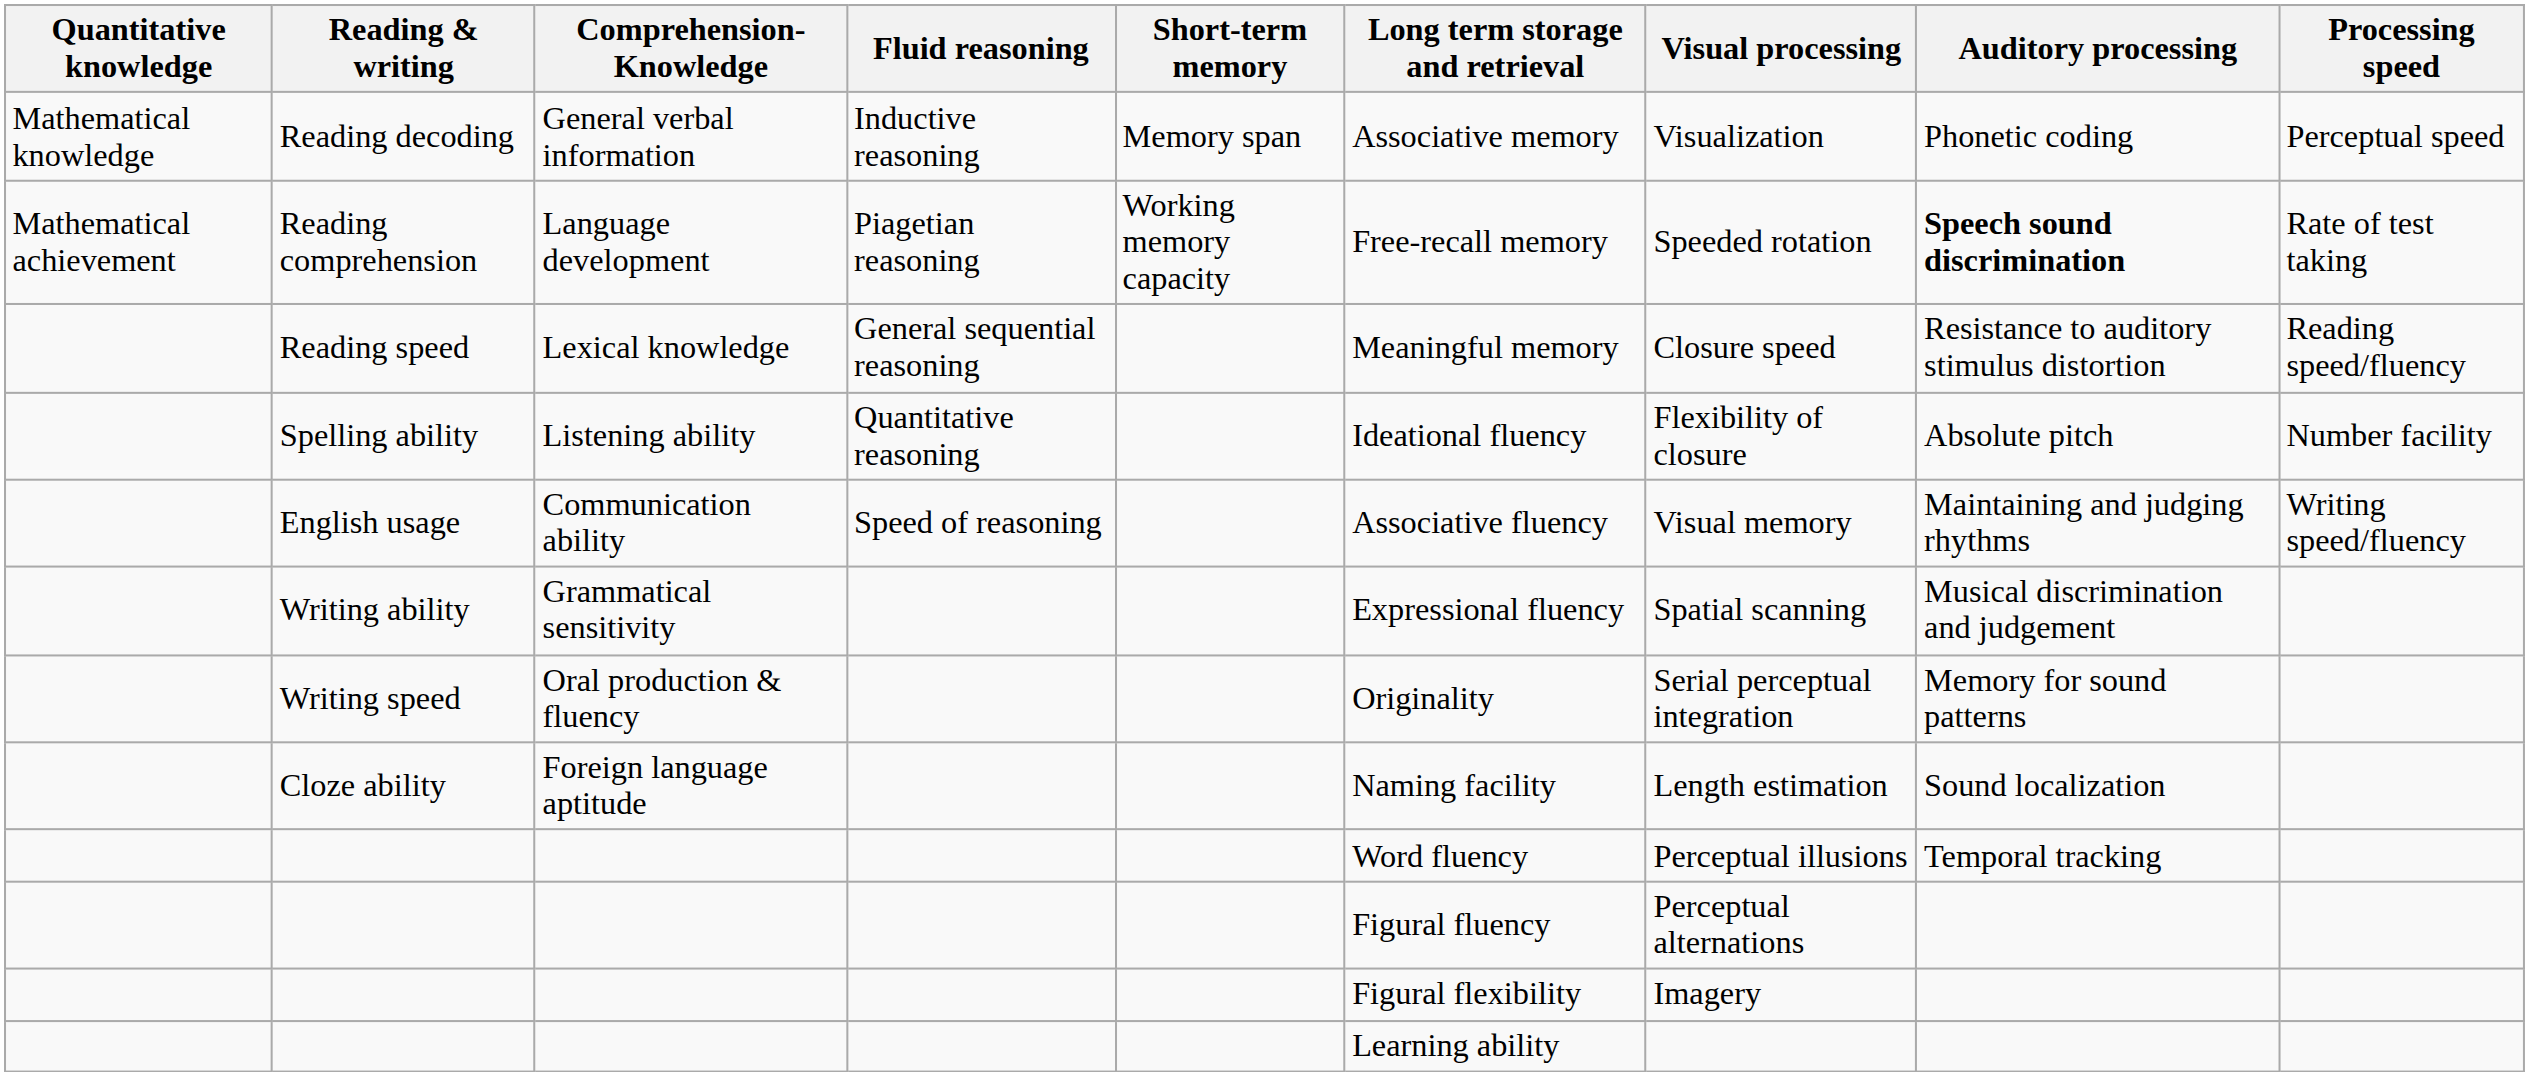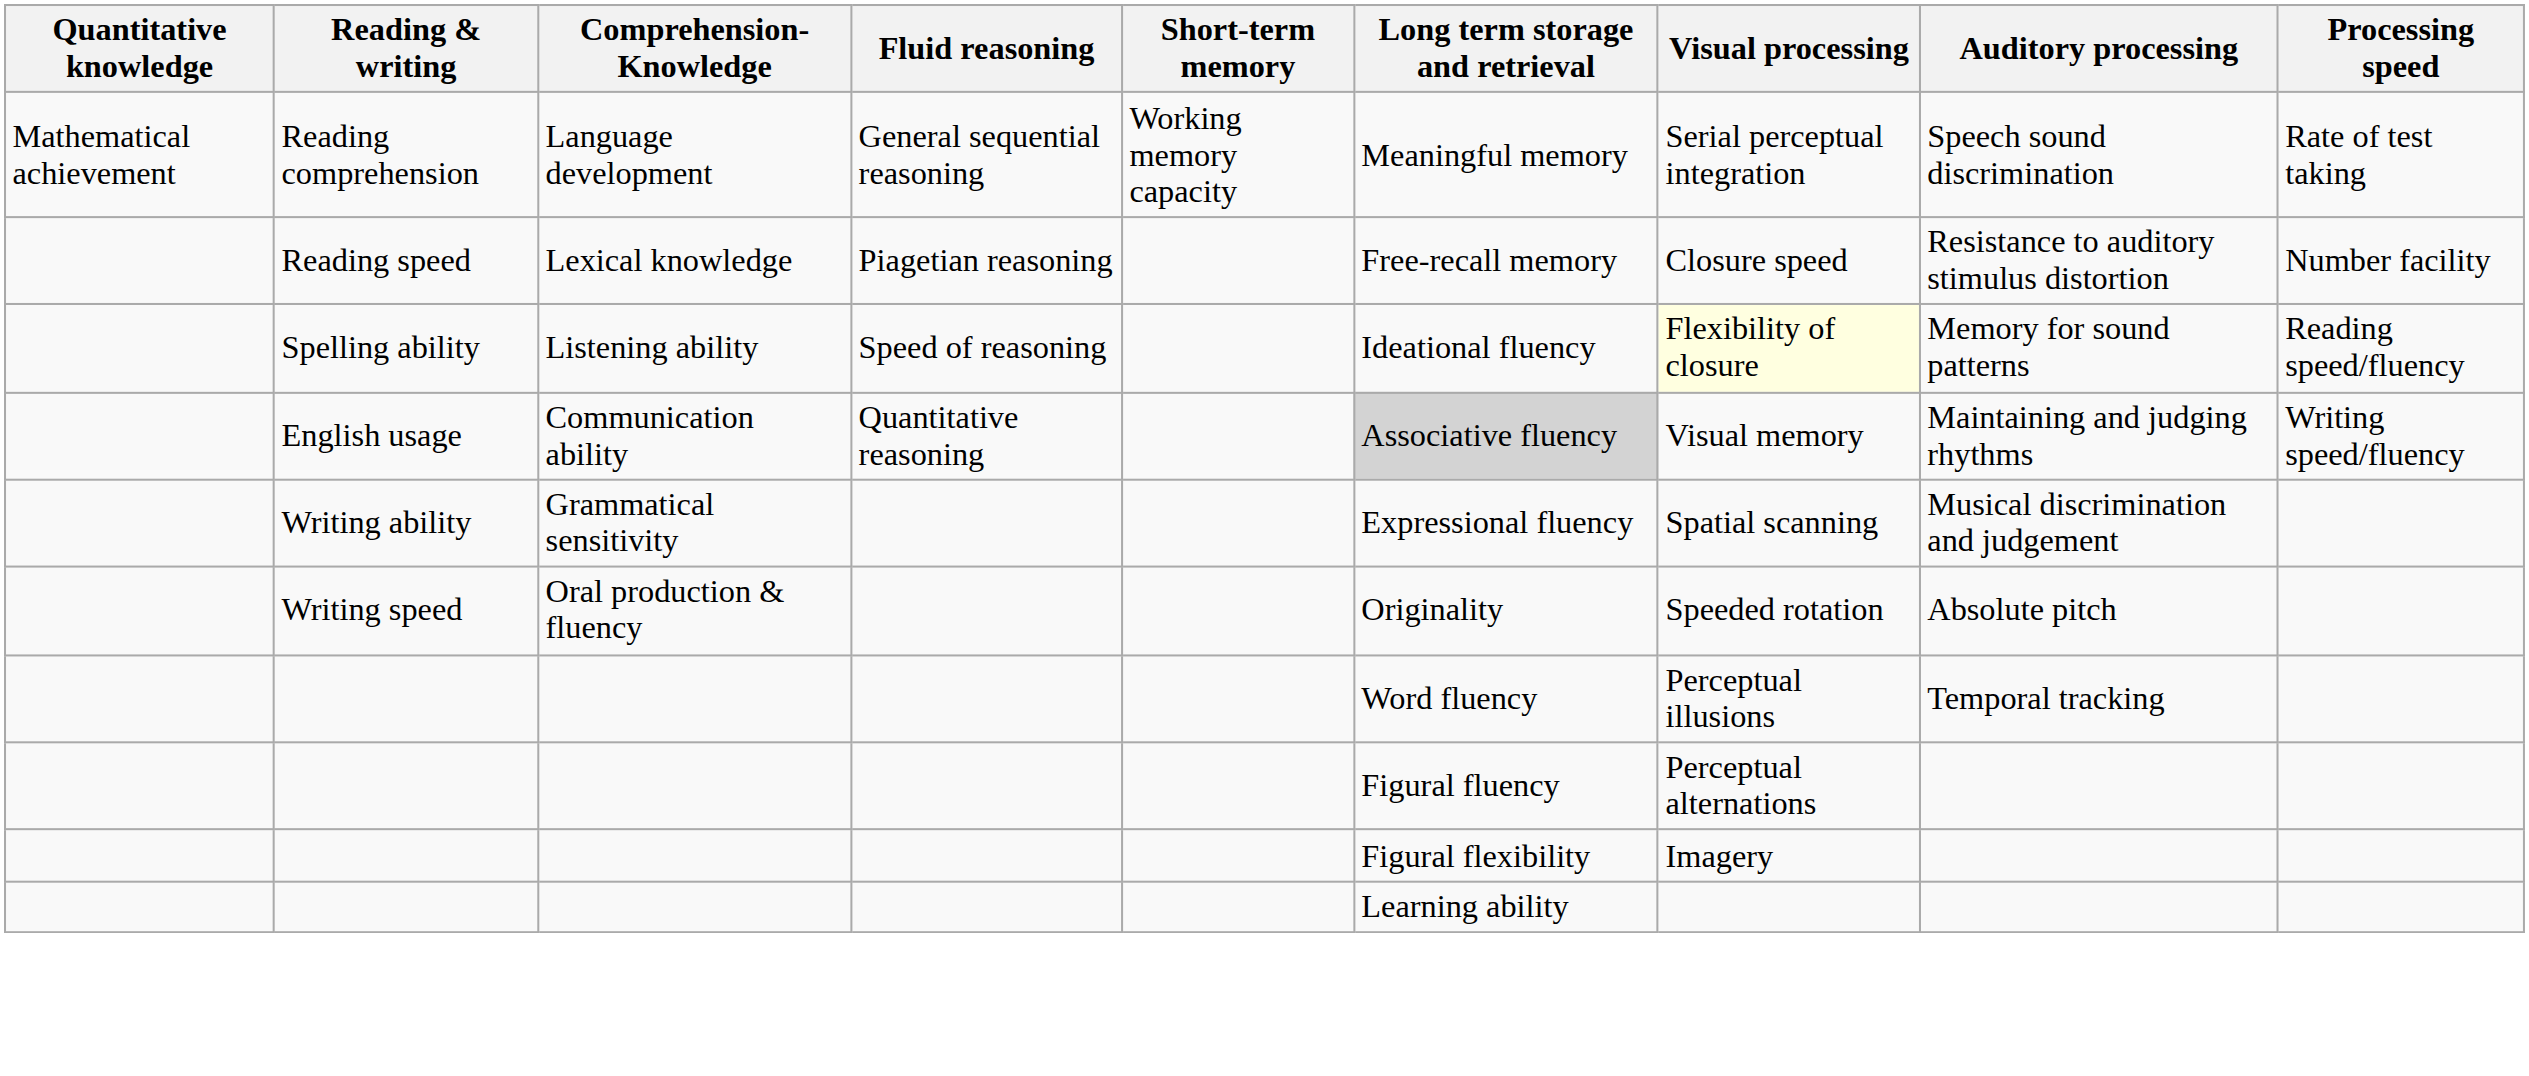- row: (397, 135)
(917, 241) Piagetian reasoning -> (979, 154) General sequential reasoning
(1480, 241) Free-recall memory -> (1495, 154) Meaningful memory
(1763, 241) Speeded rotation -> (1775, 154) Serial perceptual integration
(2025, 241) bold -> (2021, 154) normal
(975, 347) General sequential reasoning -> (986, 259) Piagetian reasoning
(1485, 347) Meaningful memory -> (1489, 259) Free-recall memory
(2376, 347) Reading speed/fluency -> (2388, 259) Number facility
(934, 435) Quantitative reasoning -> (982, 347) Speed of reasoning
(1738, 435) no background -> (1750, 347) lightyellow background
(2019, 435) Absolute pitch -> (2048, 347) Memory for sound patterns
(2389, 435) Number facility -> (2375, 347) Reading speed/fluency
(978, 522) Speed of reasoning -> (939, 435) Quantitative reasoning
(1480, 522) no background -> (1489, 435) lightgrey background
(1762, 697) Serial perceptual integration -> (1775, 610) Speeded rotation
(2045, 697) Memory for sound patterns -> (2022, 610) Absolute pitch
- row: (363, 785)
